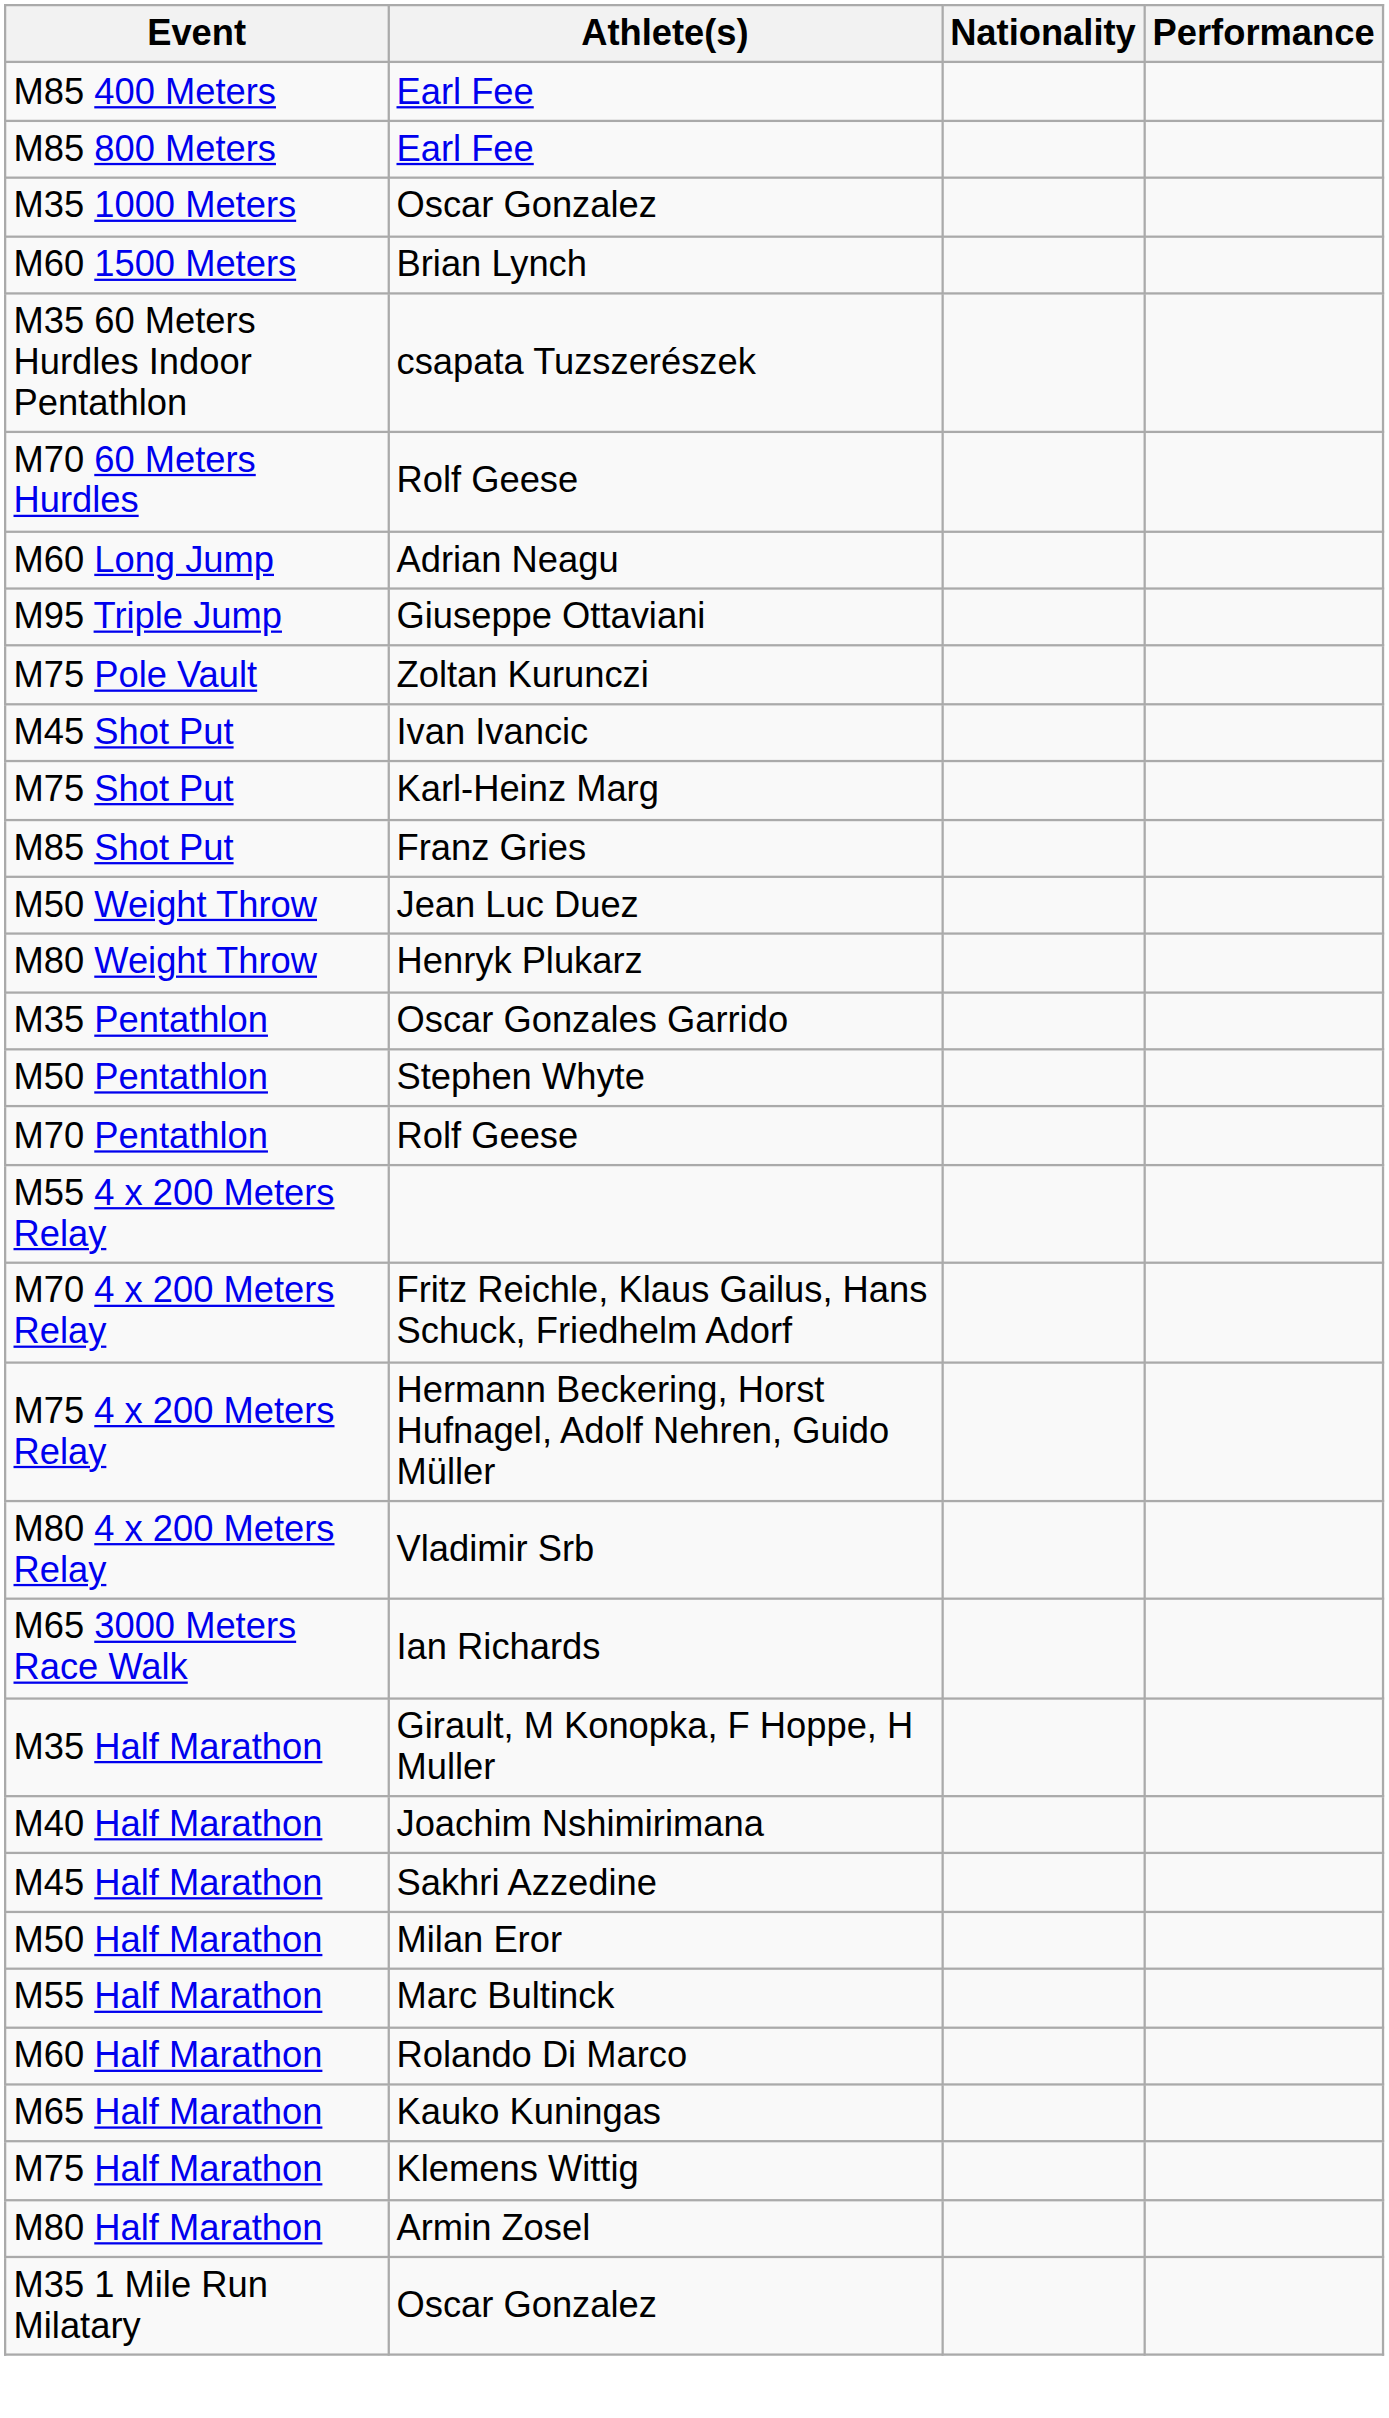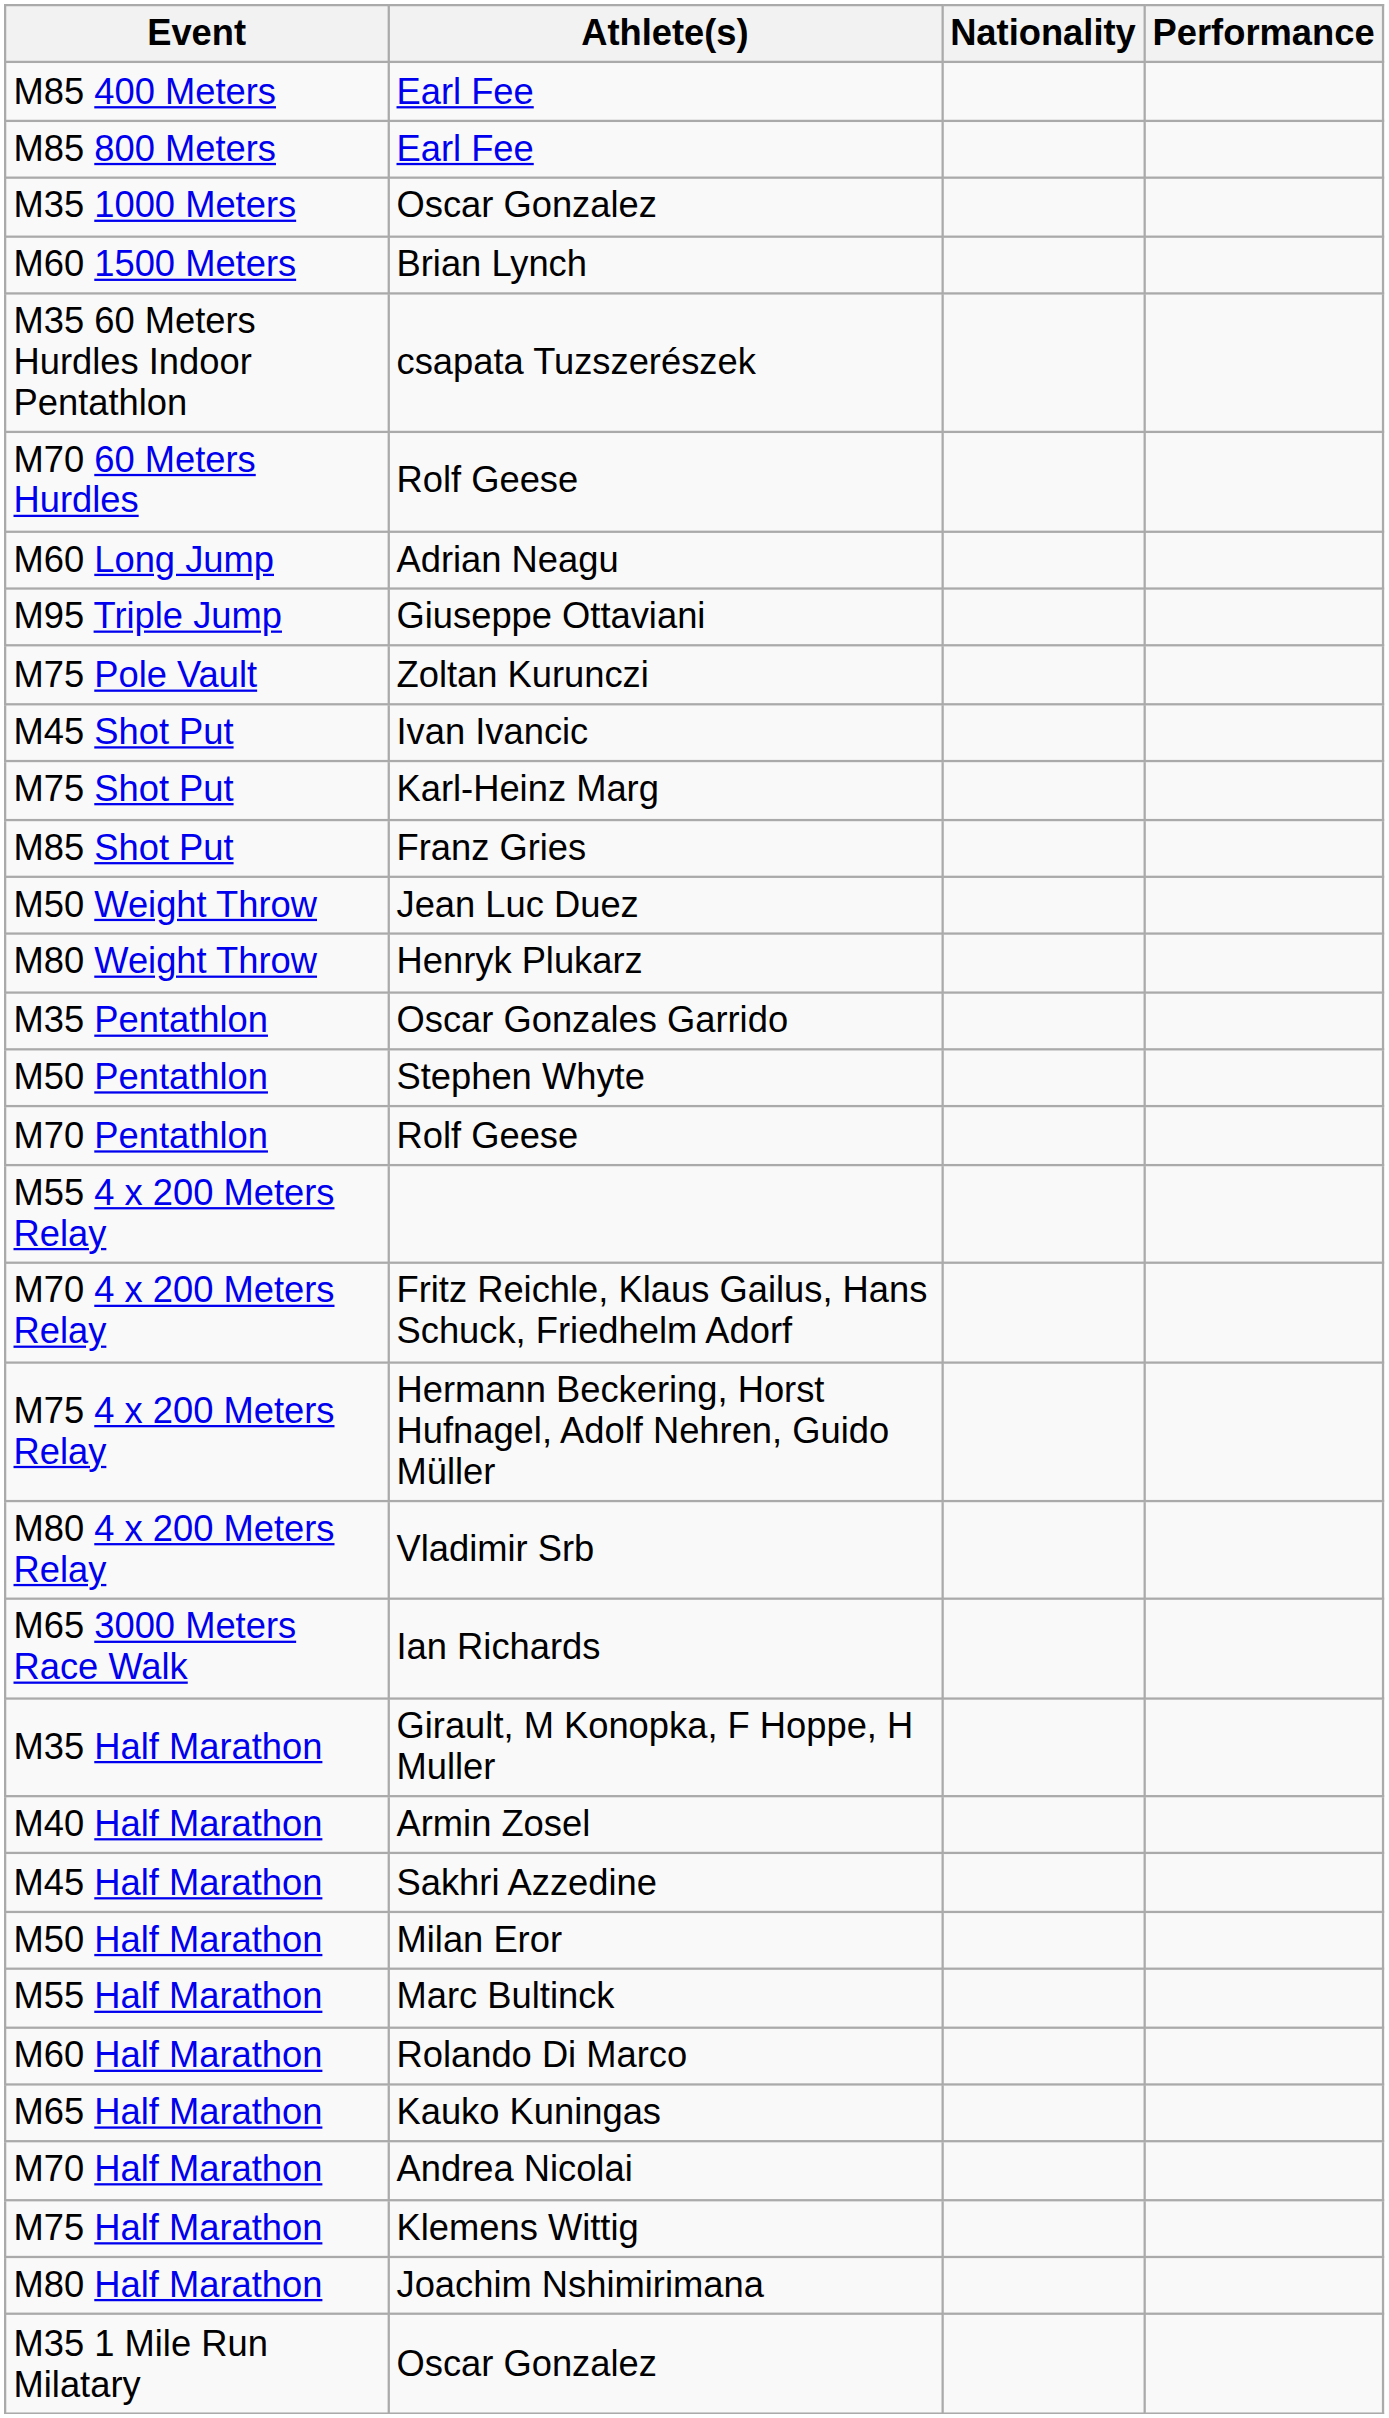(580, 1824) Joachim Nshimirimana -> (493, 1824) Armin Zosel
+ row: (168, 2169)
(493, 2227) Armin Zosel -> (580, 2285) Joachim Nshimirimana
